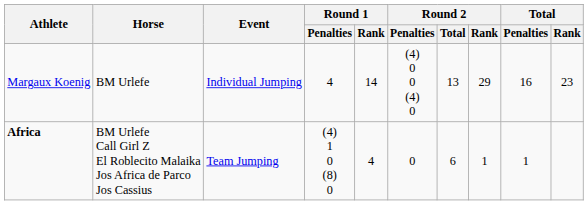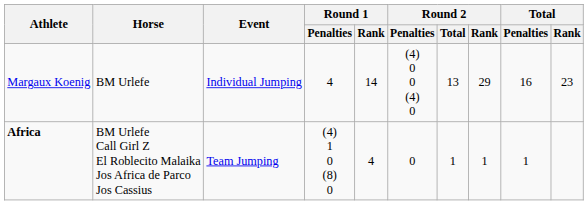(453, 161) 6 -> (453, 161) 1
